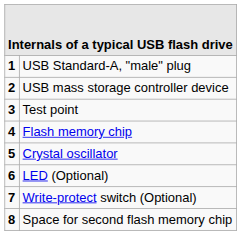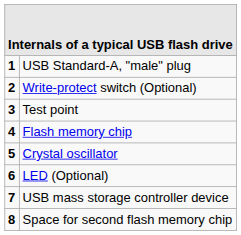(126, 88) USB mass storage controller device -> (110, 88) Write-protect switch (Optional)
(110, 197) Write-protect switch (Optional) -> (126, 197) USB mass storage controller device
